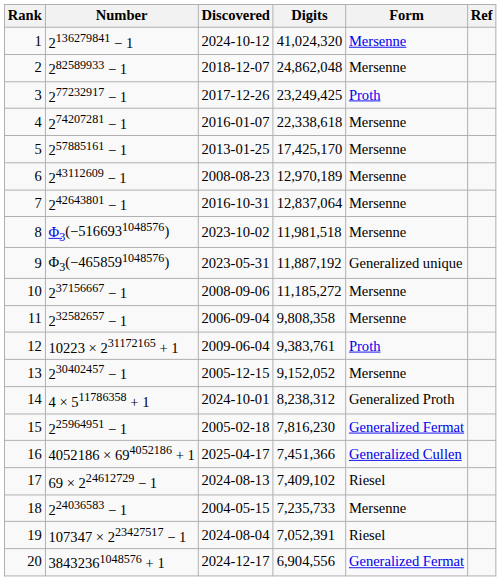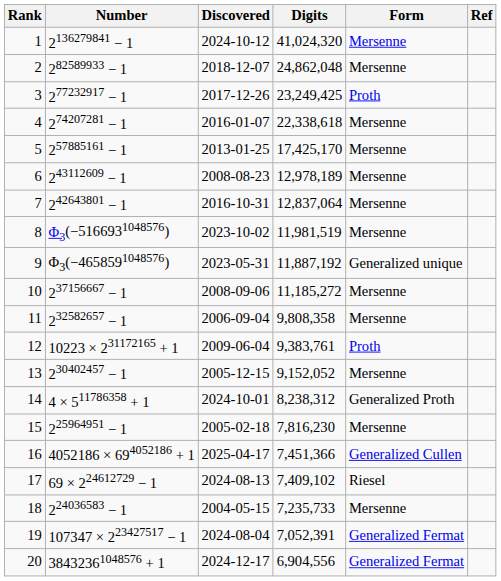(309, 176) 12,970,189 -> (309, 176) 12,978,189
(309, 232) 11,981,518 -> (309, 232) 11,981,519
(407, 427) Generalized Fermat -> (378, 427) Mersenne
(367, 535) Riesel -> (407, 535) Generalized Fermat
